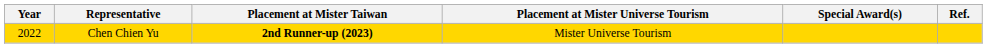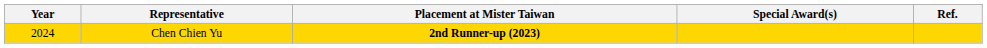- column: (613, 13)
(29, 33) 2022 -> (43, 33) 2024
